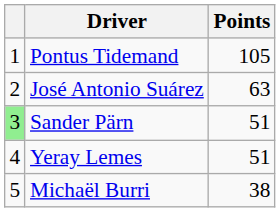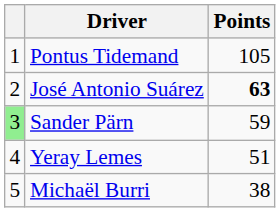(260, 88) normal -> (260, 88) bold
(260, 122) 51 -> (260, 122) 59
